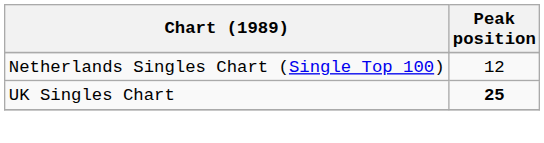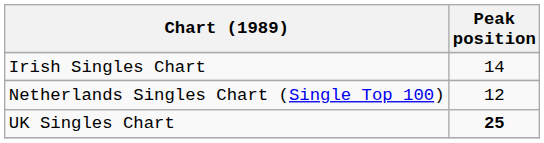+ row: (107, 67)
